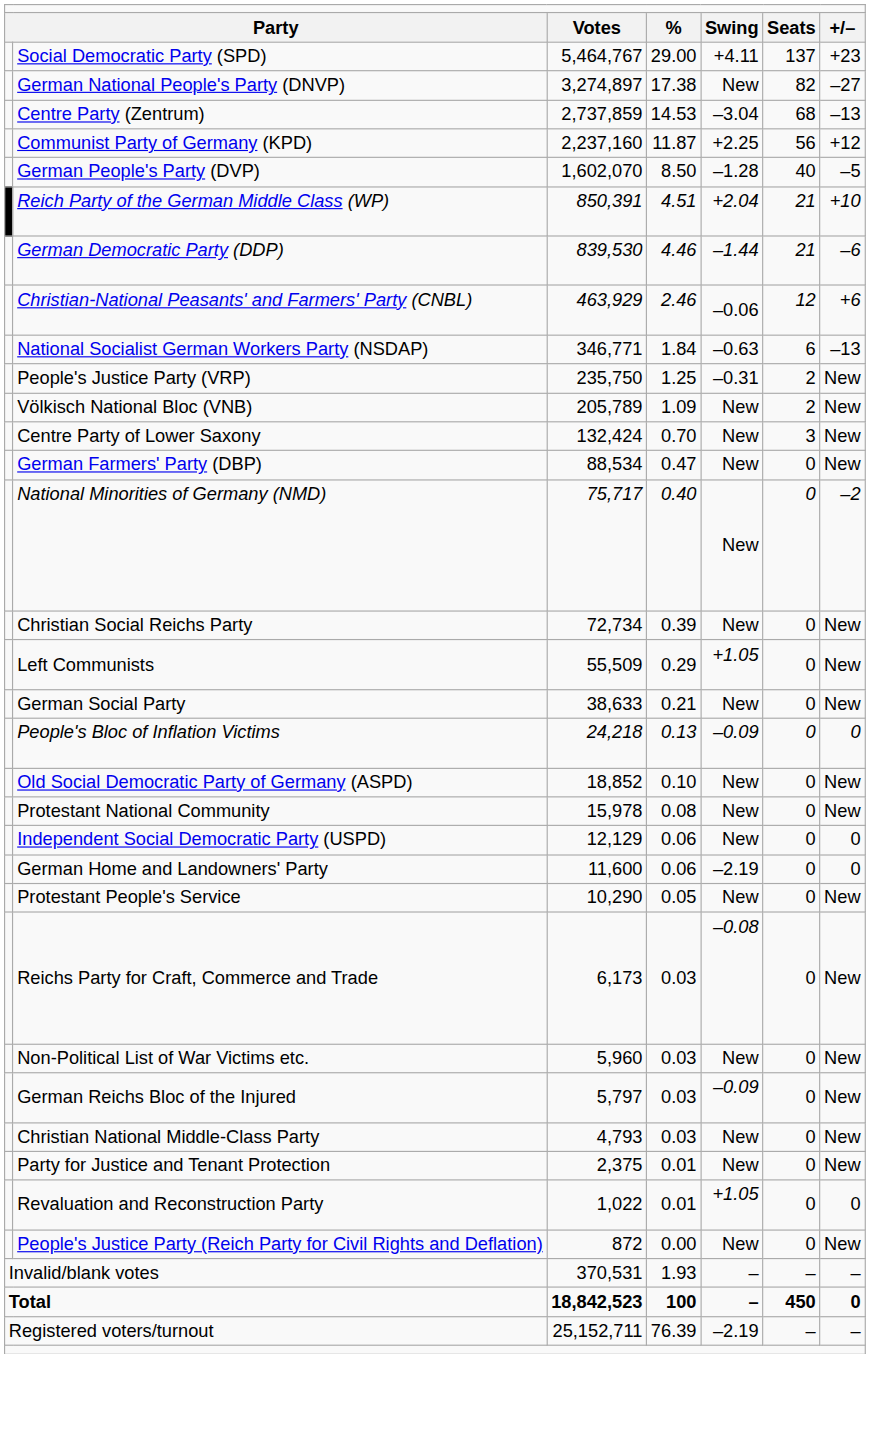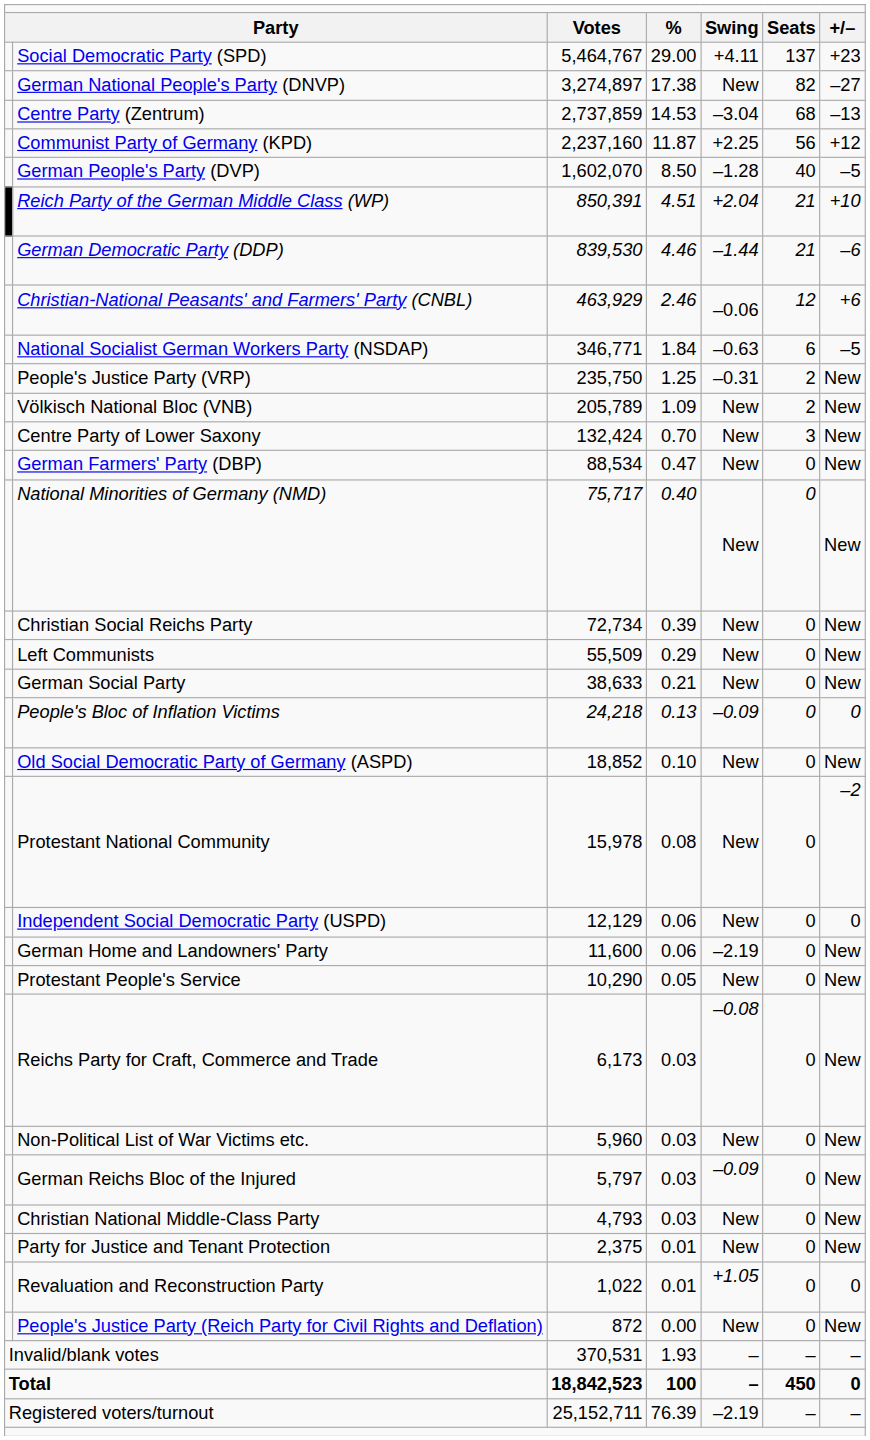(845, 349) –13 -> (850, 349) –5
(850, 493) –2 -> (842, 545) New
(736, 654) +1.05 -> (740, 654) New
(842, 811) New -> (850, 790) –2
(856, 868) 0 -> (842, 951) New
